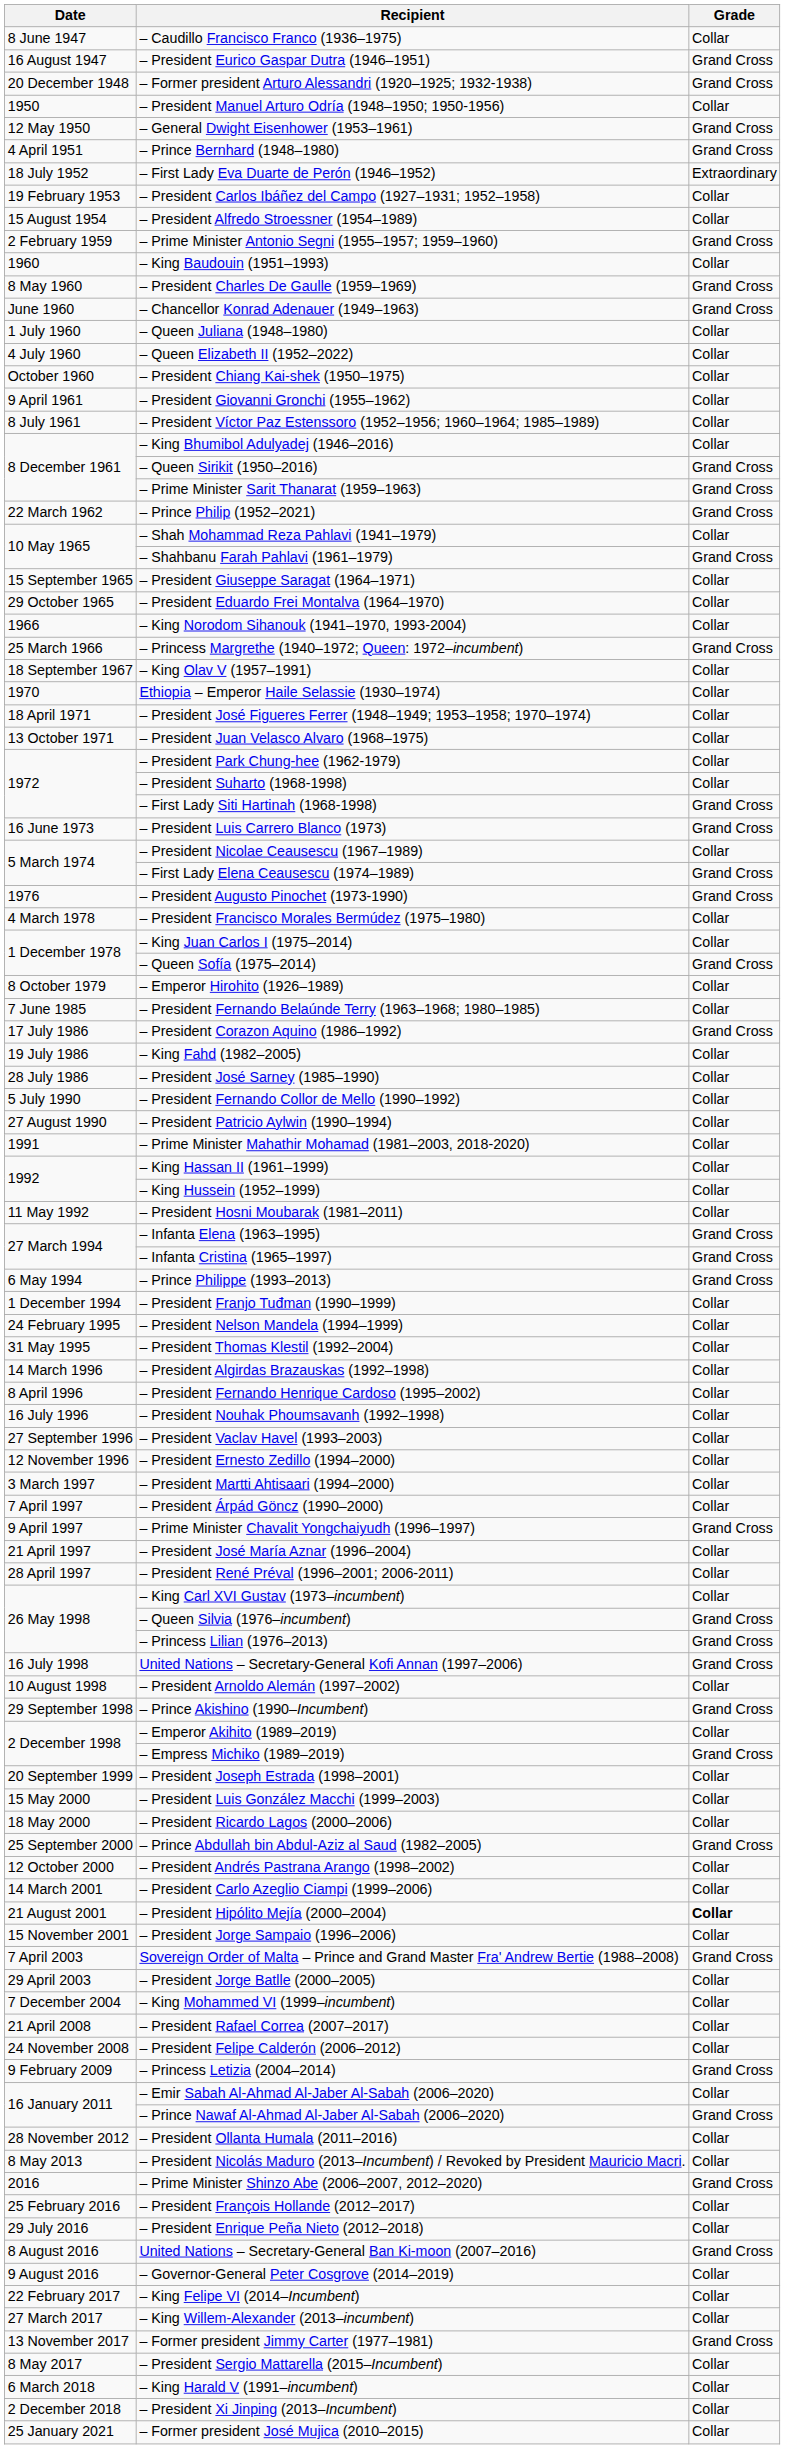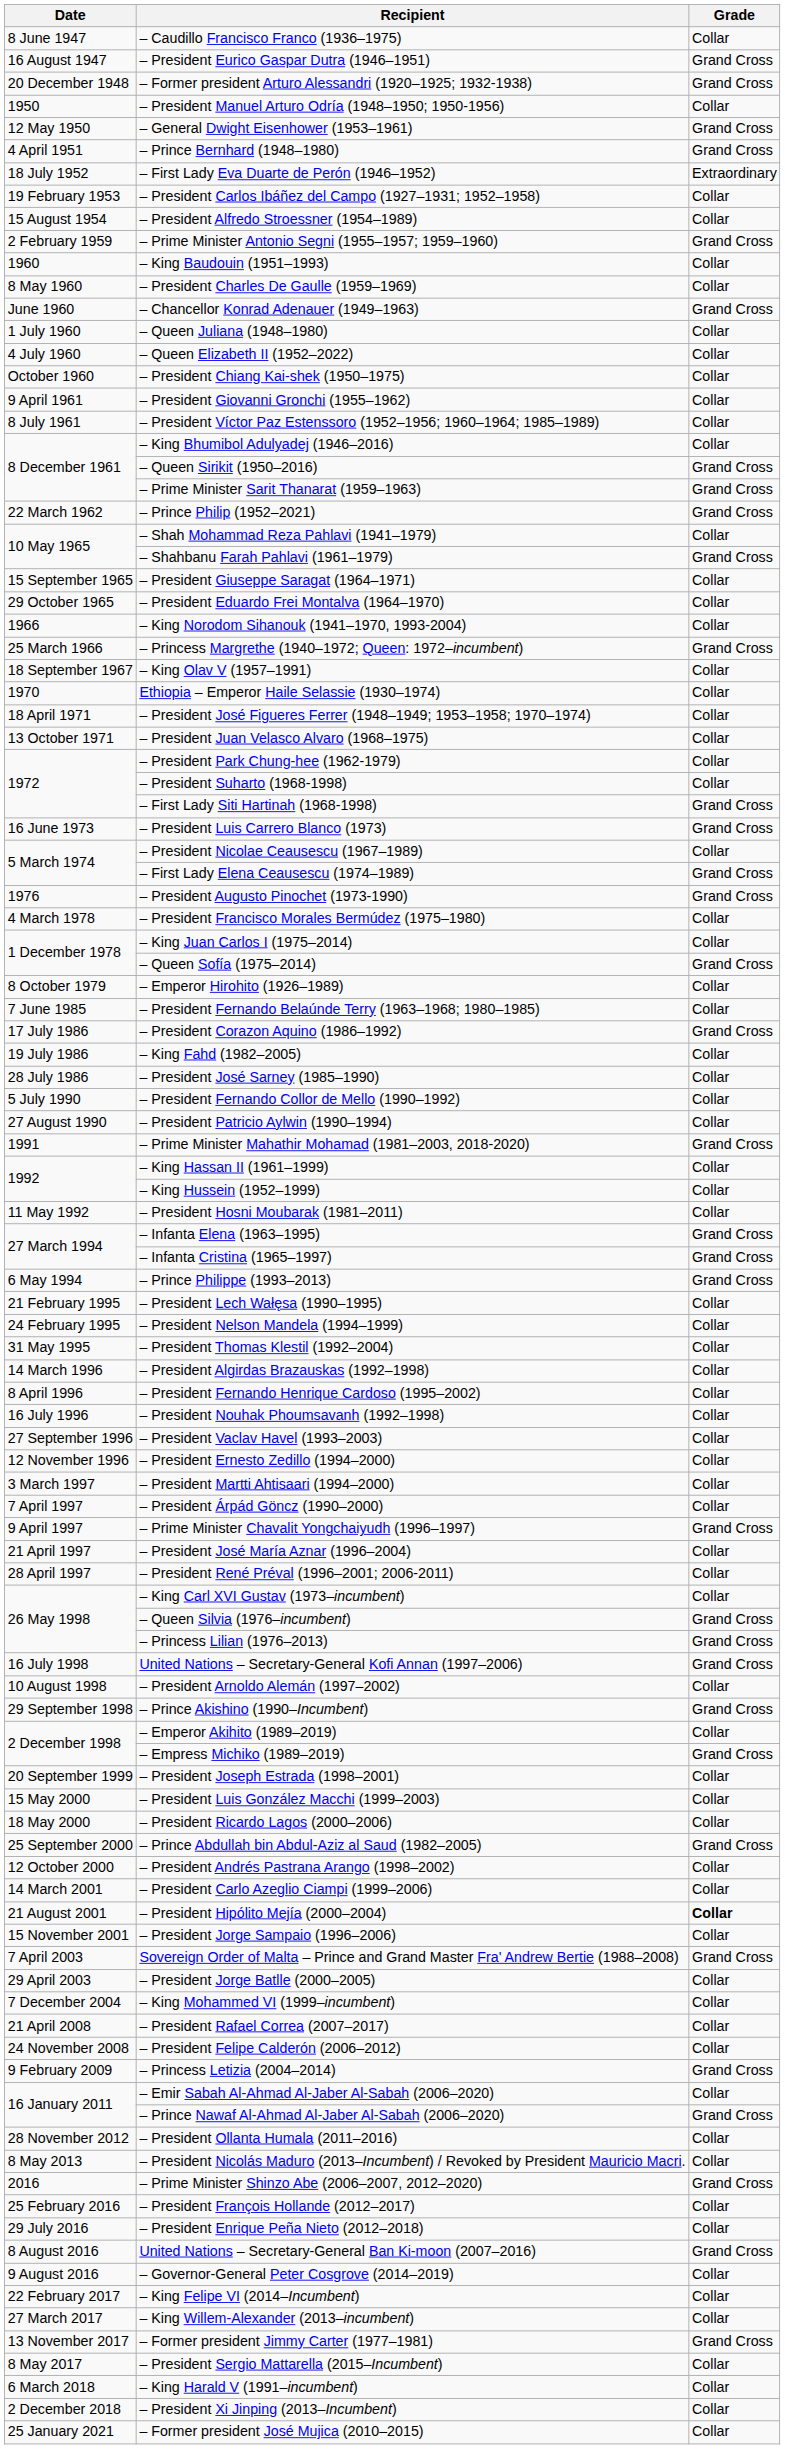(732, 286) Grand Cross -> (711, 286) Collar
(711, 1144) Collar -> (732, 1144) Grand Cross
- row: (268, 1303)
+ row: (261, 1303)
